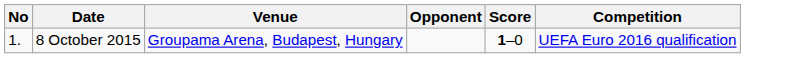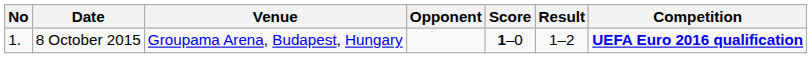+ column: (562, 16)
(638, 40) normal -> (698, 40) bold
